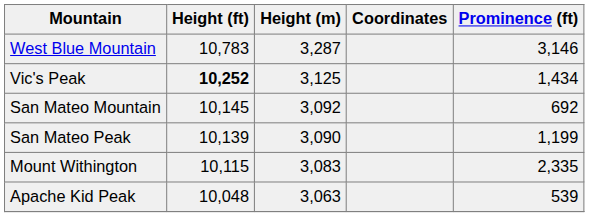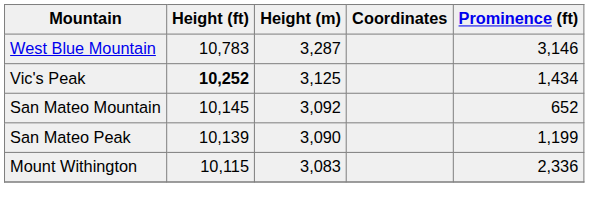(565, 108) 692 -> (565, 108) 652
(558, 167) 2,335 -> (558, 167) 2,336
- row: (73, 196)
